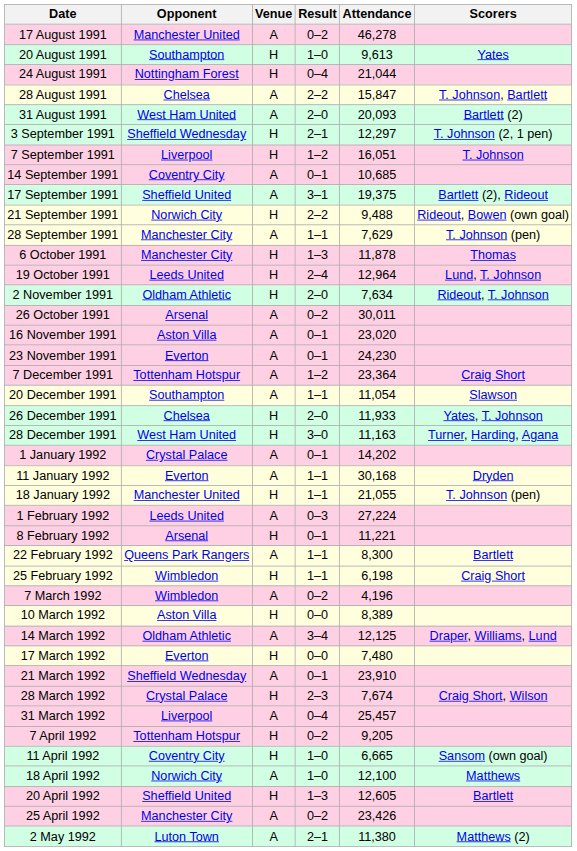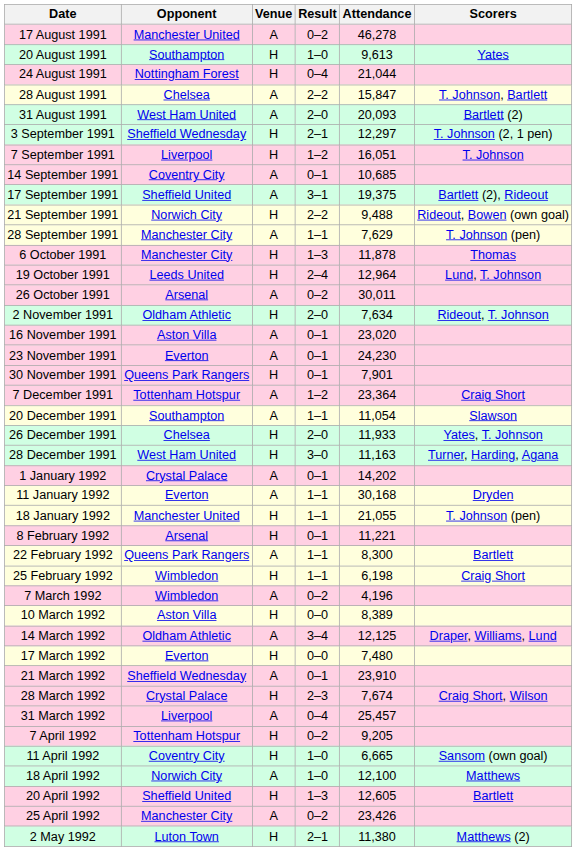rows swapped: (63, 315) <-> (63, 295)
+ row: (63, 375)
- row: (63, 515)
(274, 836) A -> (274, 836) H
